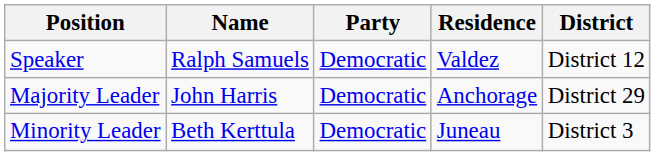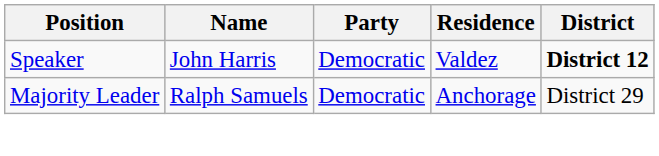(240, 58) Ralph Samuels -> (223, 58) John Harris
(596, 58) normal -> (598, 58) bold
(224, 95) John Harris -> (239, 95) Ralph Samuels
- row: (85, 131)
